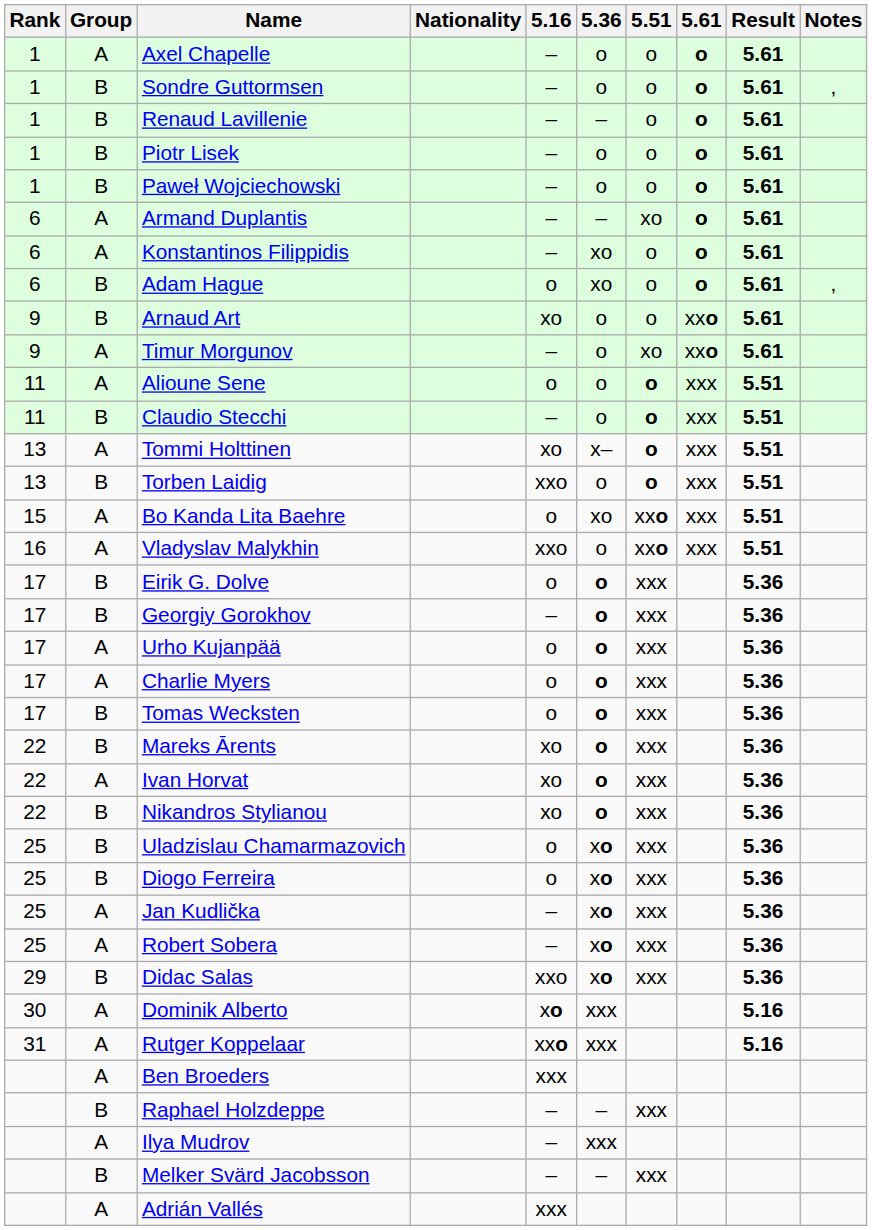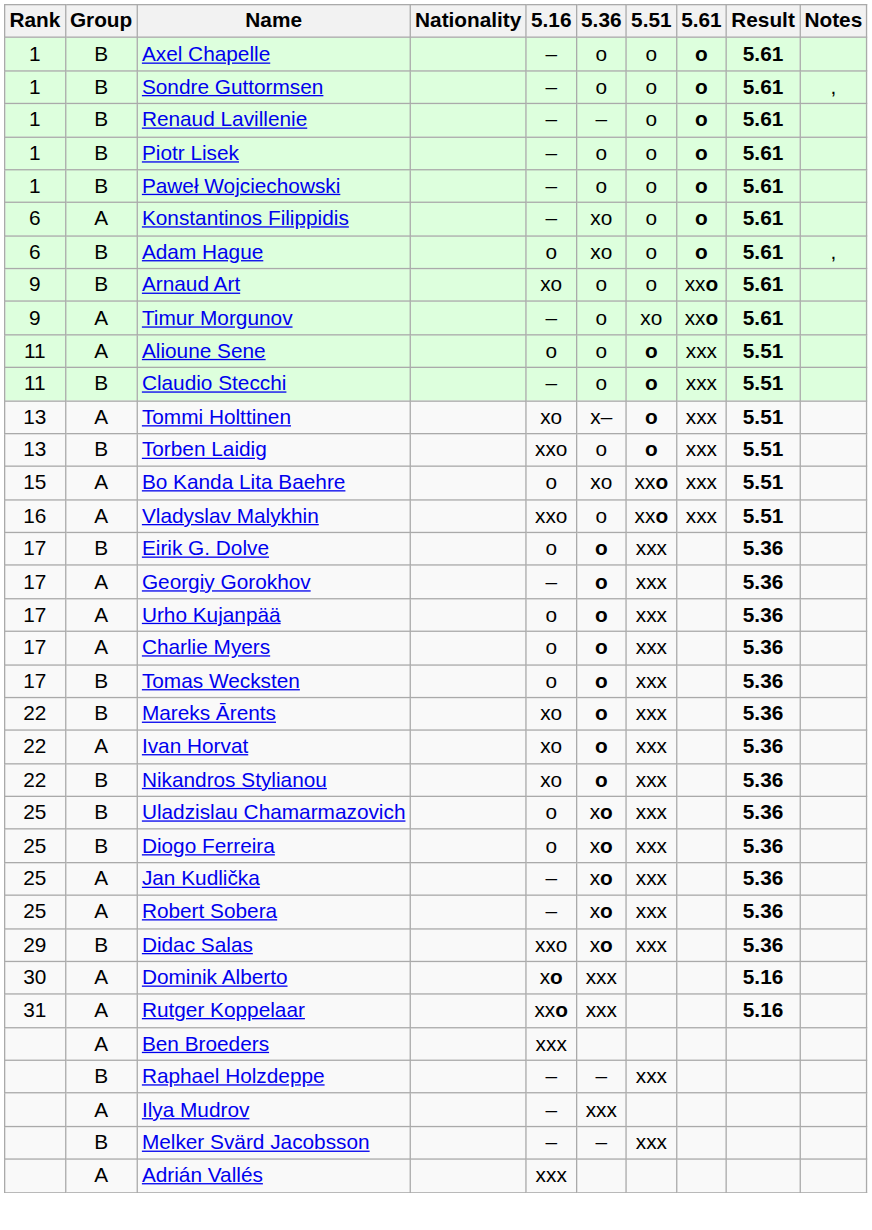(101, 53) A -> (101, 53) B
- row: (225, 218)
(101, 614) B -> (101, 581) A
